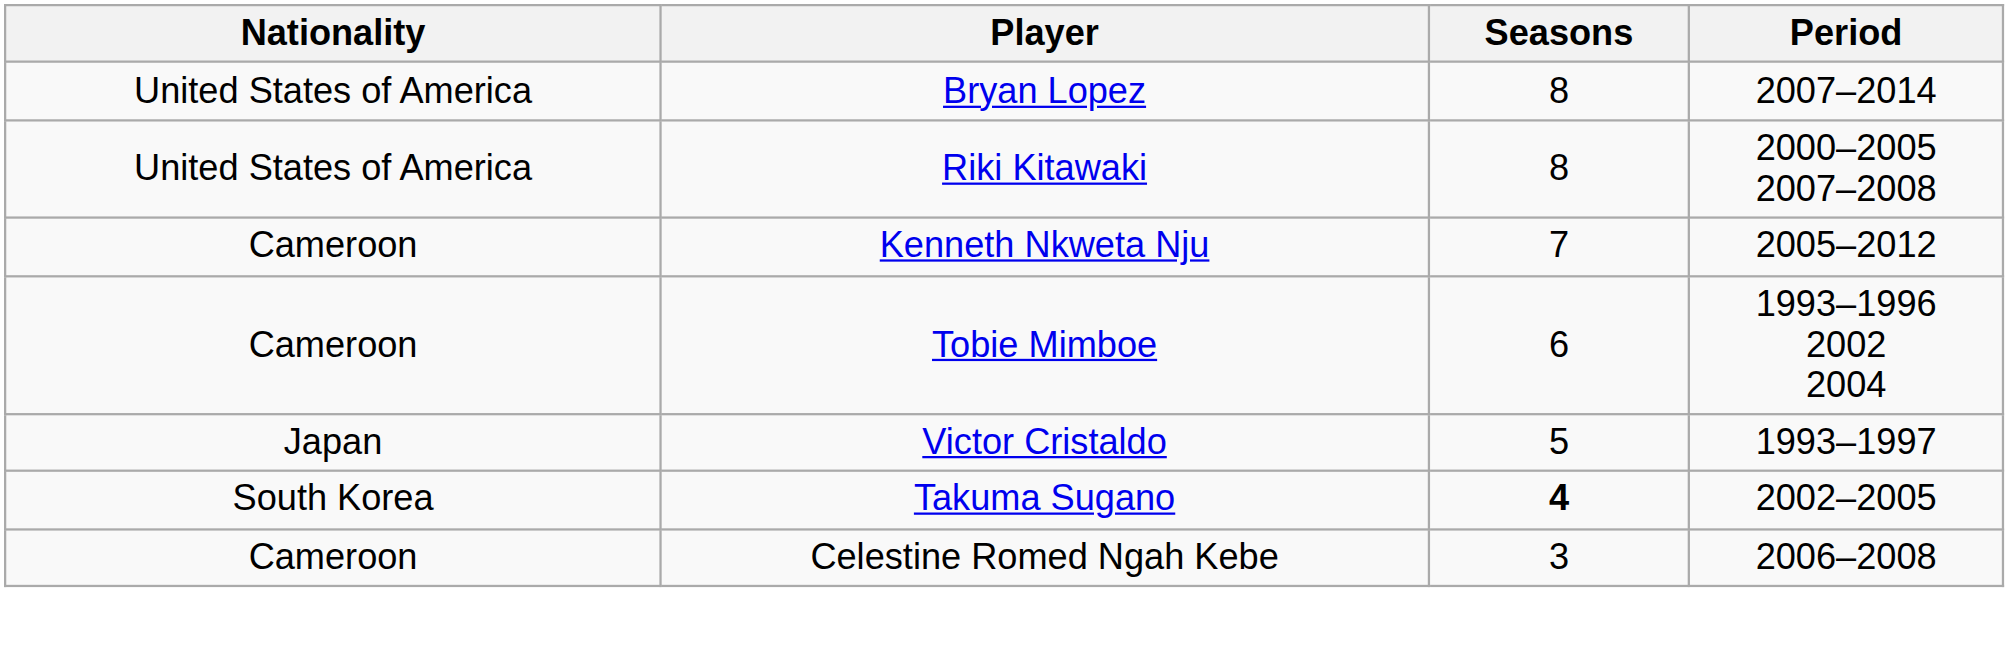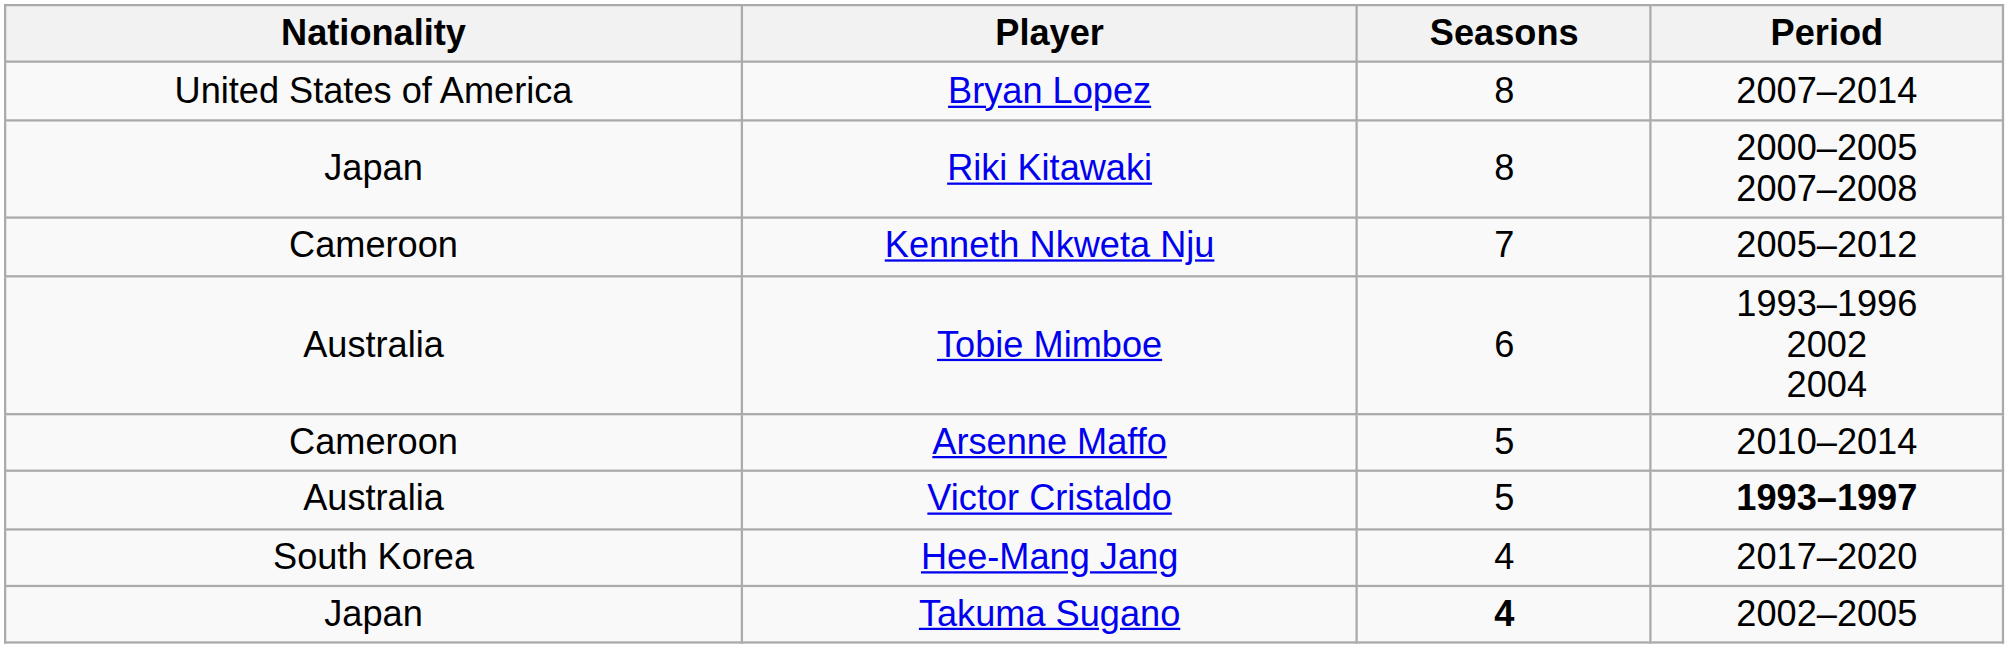(333, 168) United States of America -> (374, 168) Japan
(333, 343) Cameroon -> (374, 343) Australia
+ row: (1050, 441)
(333, 441) Japan -> (374, 499) Australia
(1846, 441) normal -> (1827, 499) bold
+ row: (1050, 556)
(333, 499) South Korea -> (374, 613) Japan
- row: (1045, 556)
